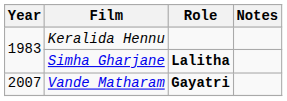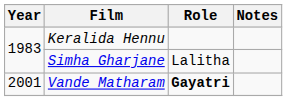(201, 61) bold -> (201, 61) normal
(25, 84) 2007 -> (25, 84) 2001
